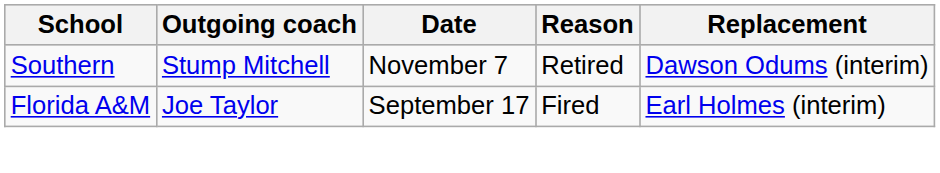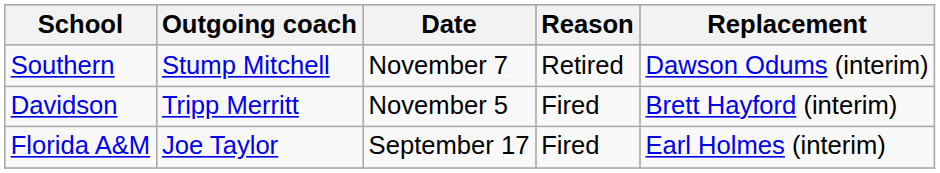+ row: (64, 106)
